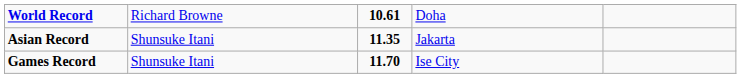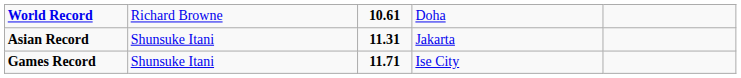(385, 39) 11.35 -> (385, 39) 11.31
(385, 62) 11.70 -> (385, 62) 11.71
